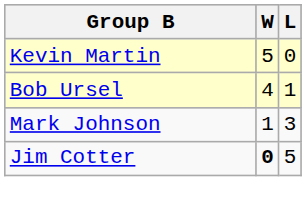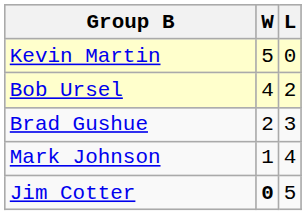(290, 90) 1 -> (290, 90) 2
+ row: (79, 124)
(290, 124) 3 -> (290, 158) 4
